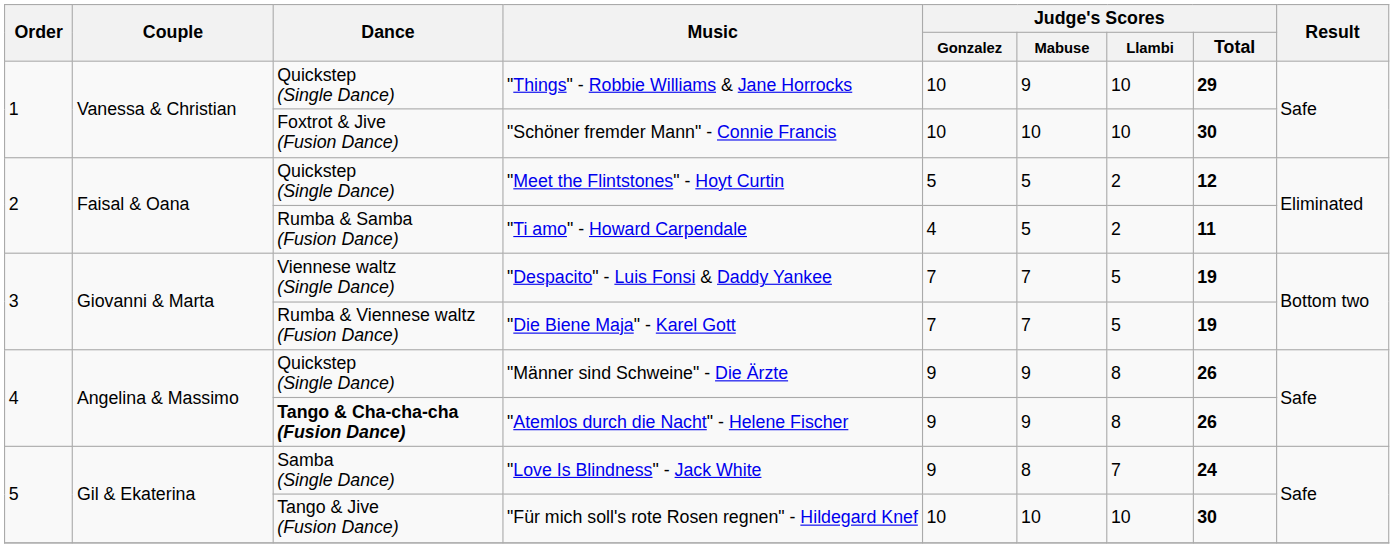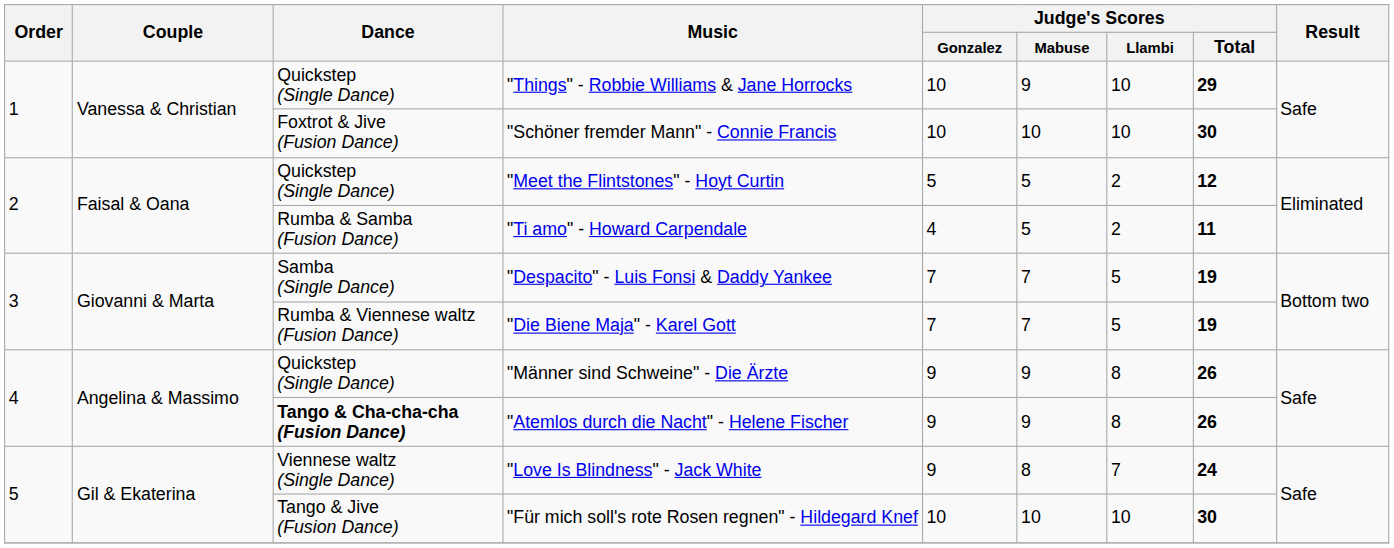(337, 277) Viennese waltz (Single Dance) -> (336, 277) Samba (Single Dance)
(336, 470) Samba (Single Dance) -> (337, 470) Viennese waltz (Single Dance)
